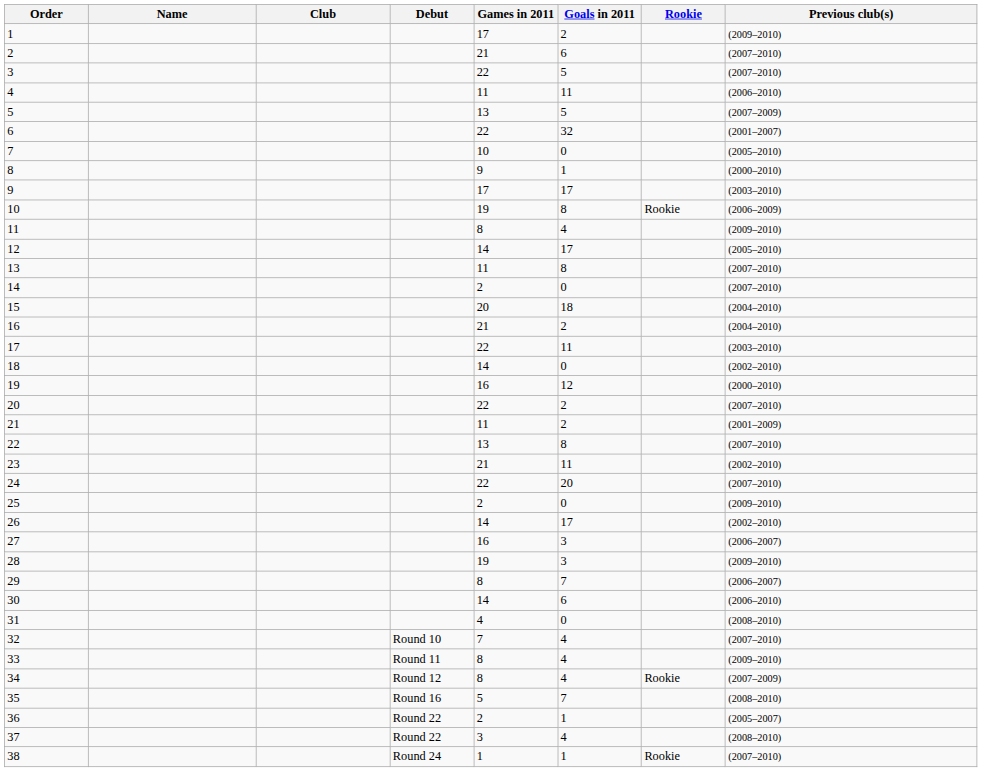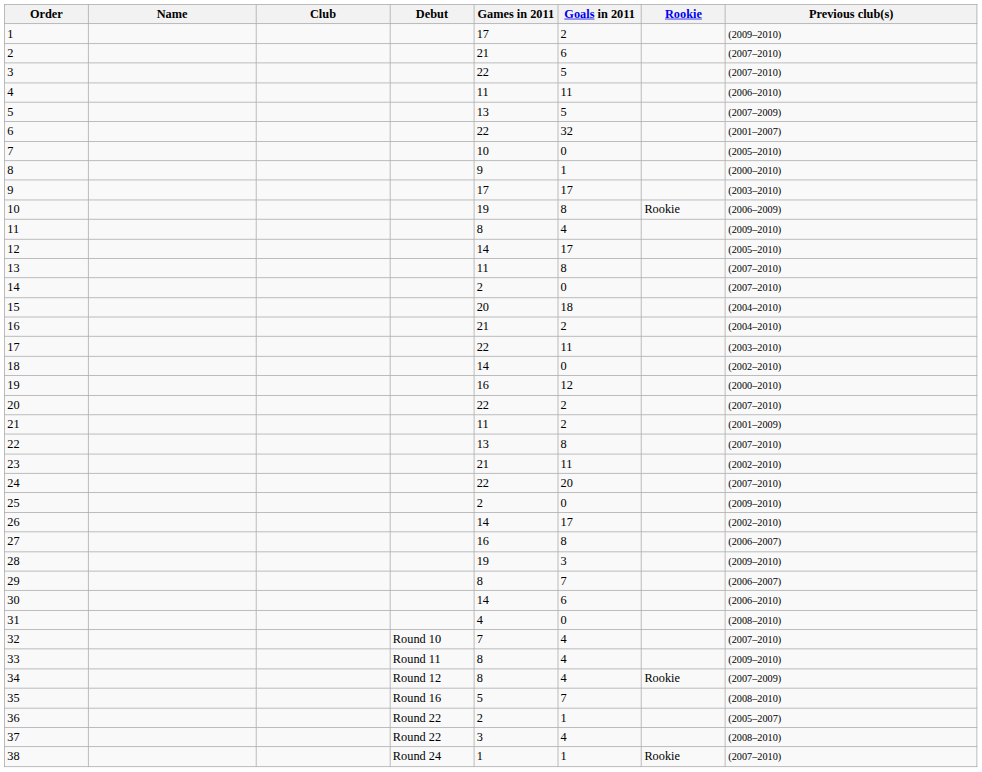(564, 541) 3 -> (564, 541) 8
